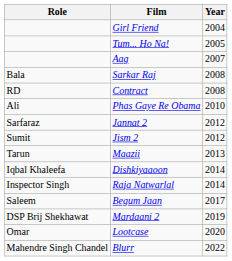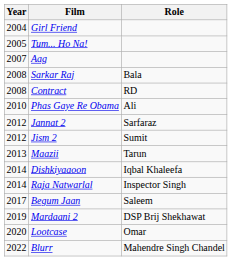columns swapped: (215, 12) <-> (57, 12)
